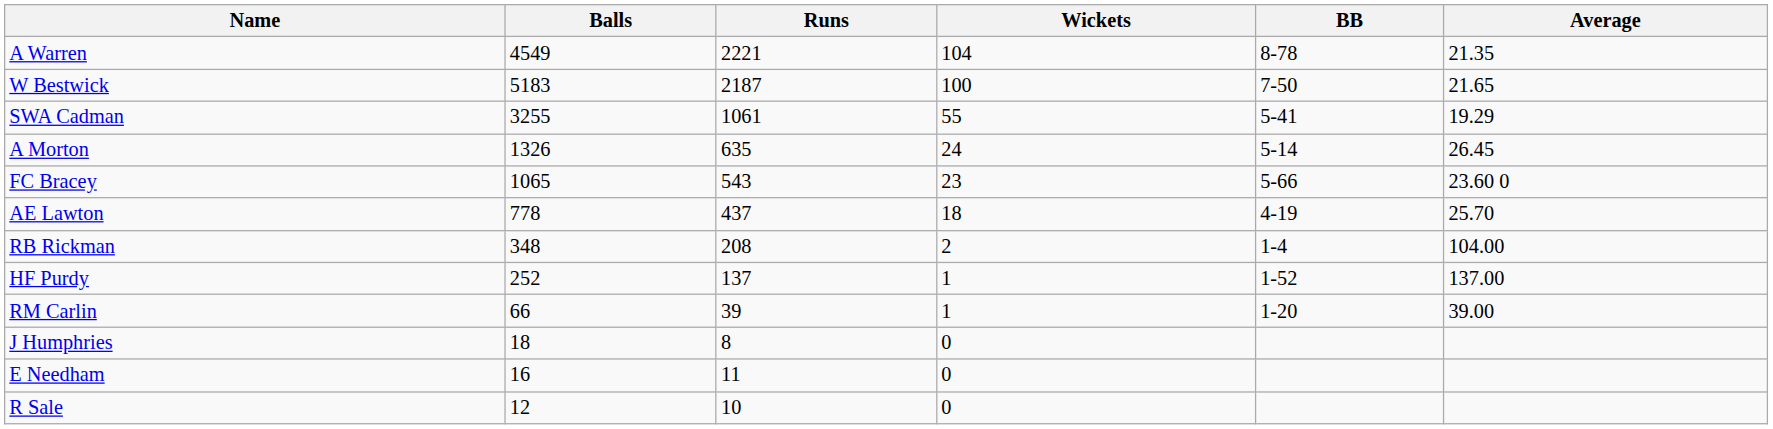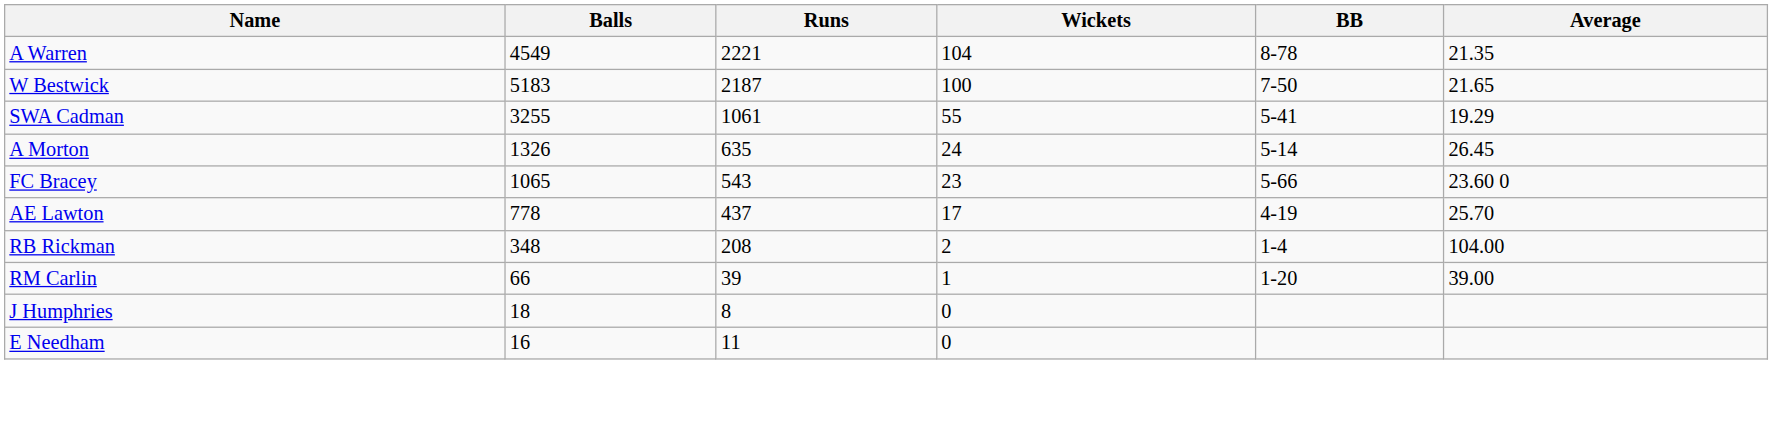(951, 213) 18 -> (951, 213) 17
- row: (49, 278)
- row: (36, 407)
